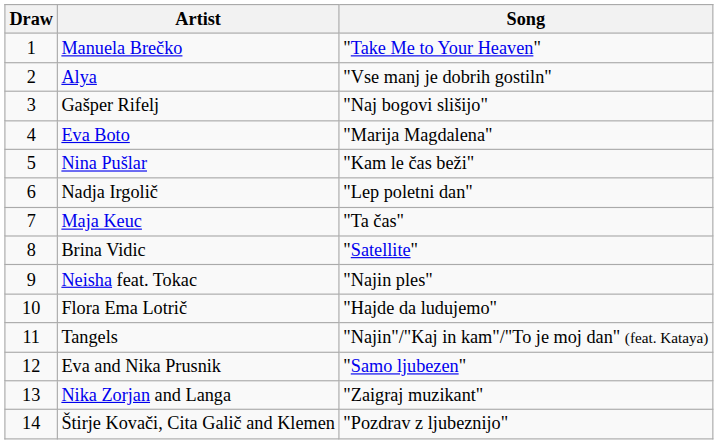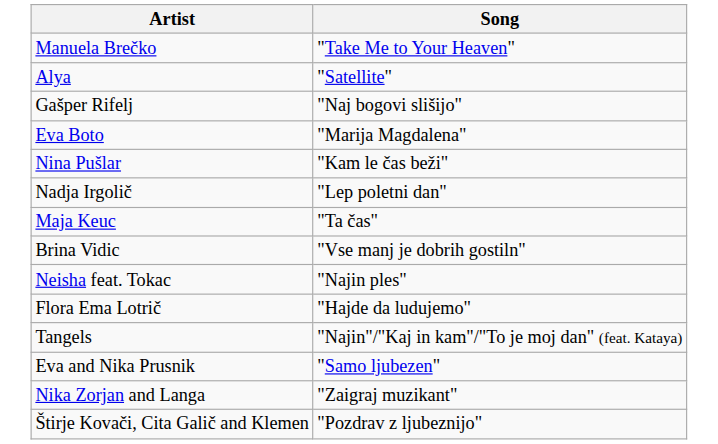- column: (31, 18)
(448, 76) "Vse manj je dobrih gostiln" -> (355, 76) "Satellite"
(381, 250) "Satellite" -> (422, 250) "Vse manj je dobrih gostiln"
